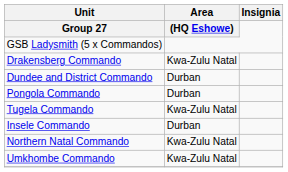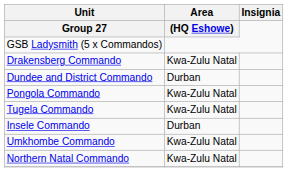(184, 93) Durban -> (202, 93) Kwa-Zulu Natal
rows swapped: (68, 142) <-> (61, 158)
